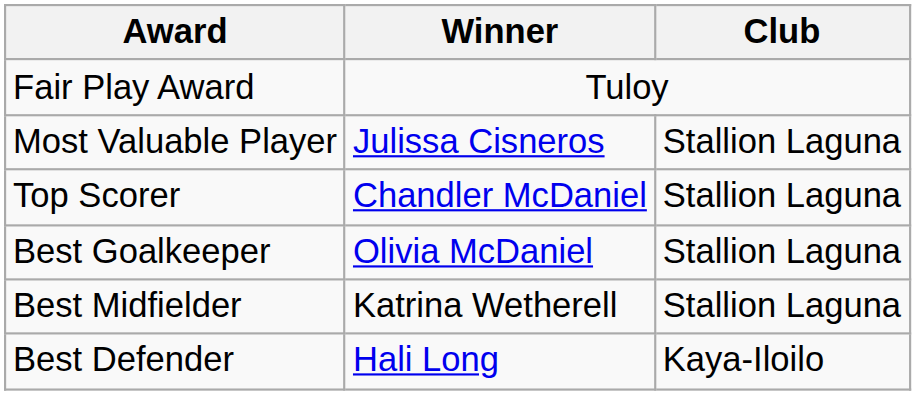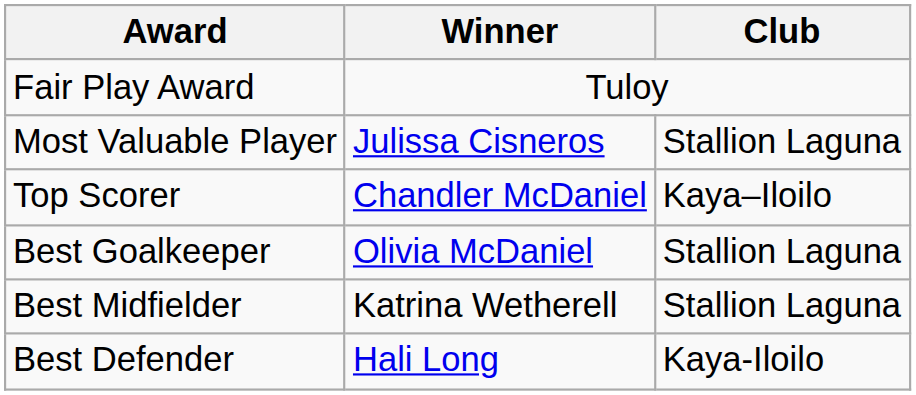(782, 196) Stallion Laguna -> (747, 196) Kaya–Iloilo
